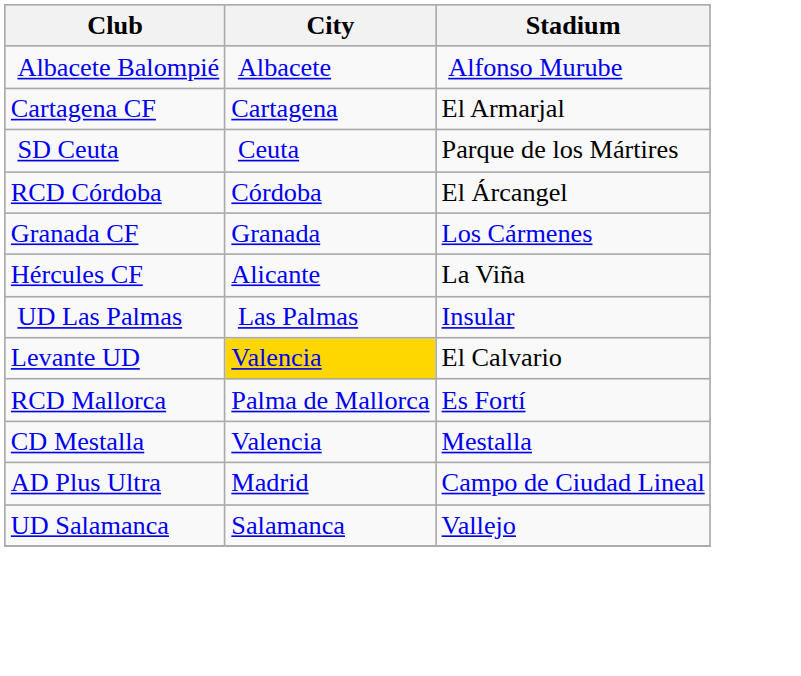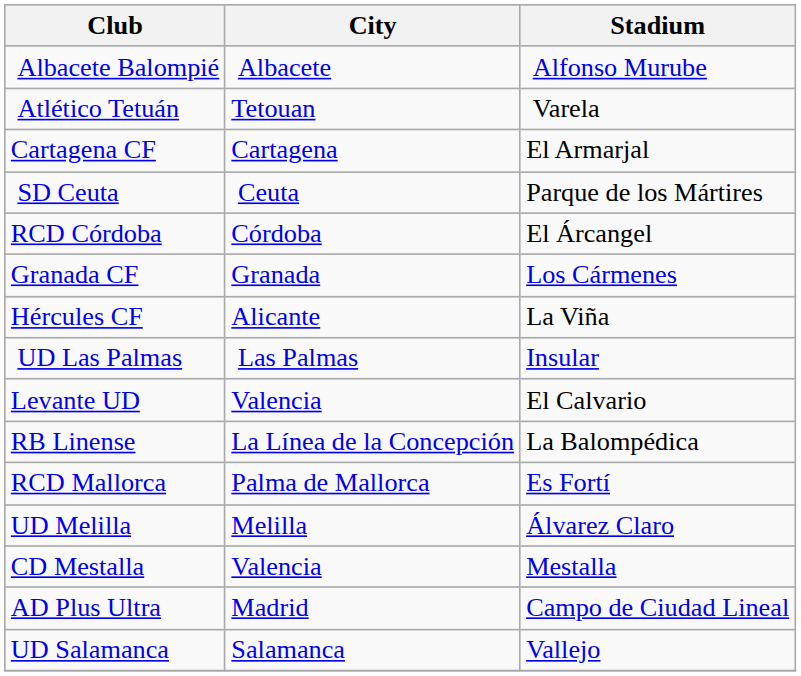+ row: (95, 108)
(277, 358) gold background -> (277, 399) no background
+ row: (73, 441)
+ row: (71, 524)
